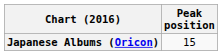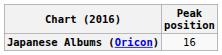(189, 42) 15 -> (189, 42) 16
